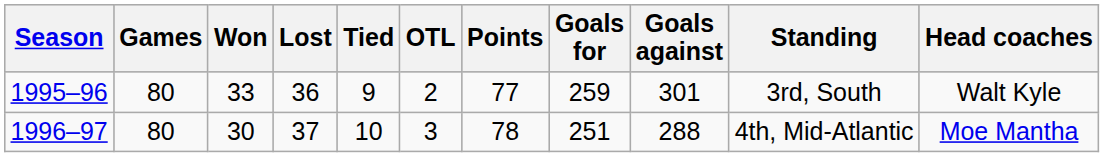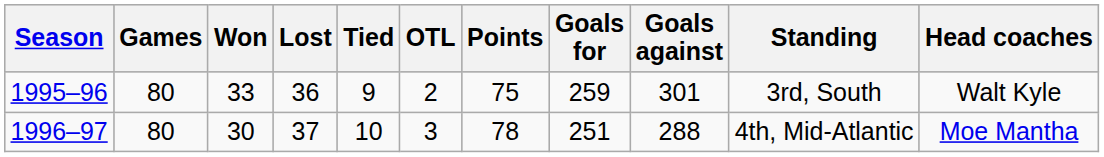(505, 91) 77 -> (505, 91) 75
